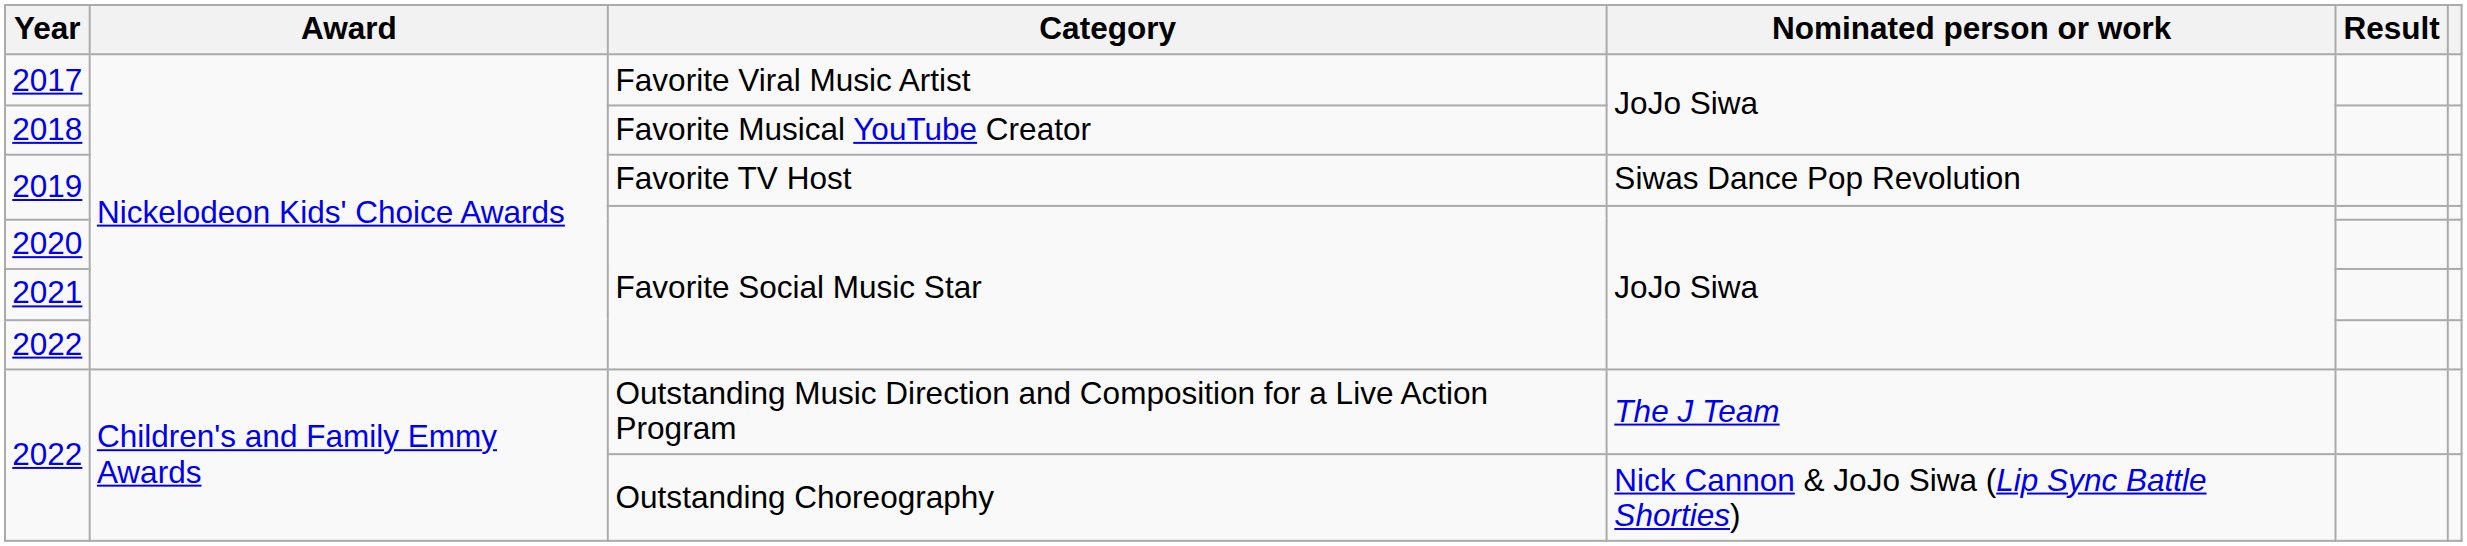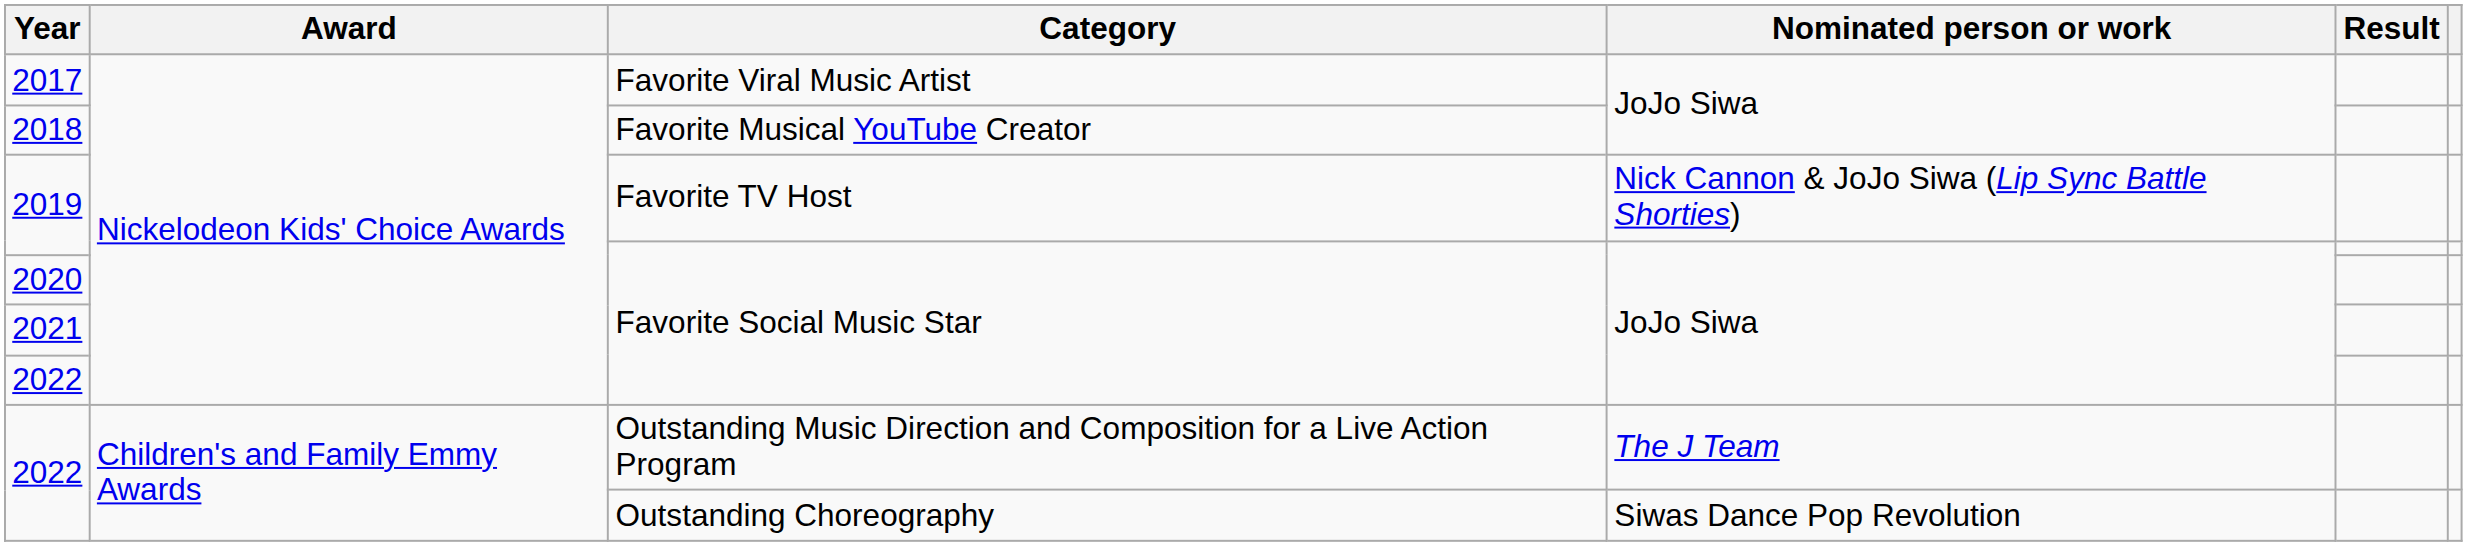(1818, 179) Siwas Dance Pop Revolution -> (1910, 197) Nick Cannon & JoJo Siwa (Lip Sync Battle Shorties)
(1910, 497) Nick Cannon & JoJo Siwa (Lip Sync Battle Shorties) -> (1818, 514) Siwas Dance Pop Revolution
